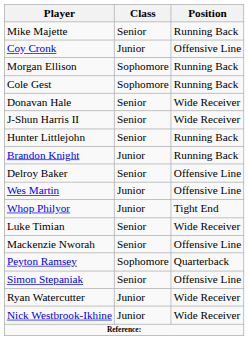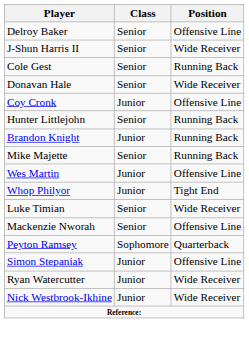rows swapped: (37, 173) <-> (37, 31)
rows swapped: (32, 48) <-> (43, 119)
- row: (42, 66)
(143, 84) Sophomore -> (132, 66) Senior
(132, 279) Senior -> (131, 262) Junior
